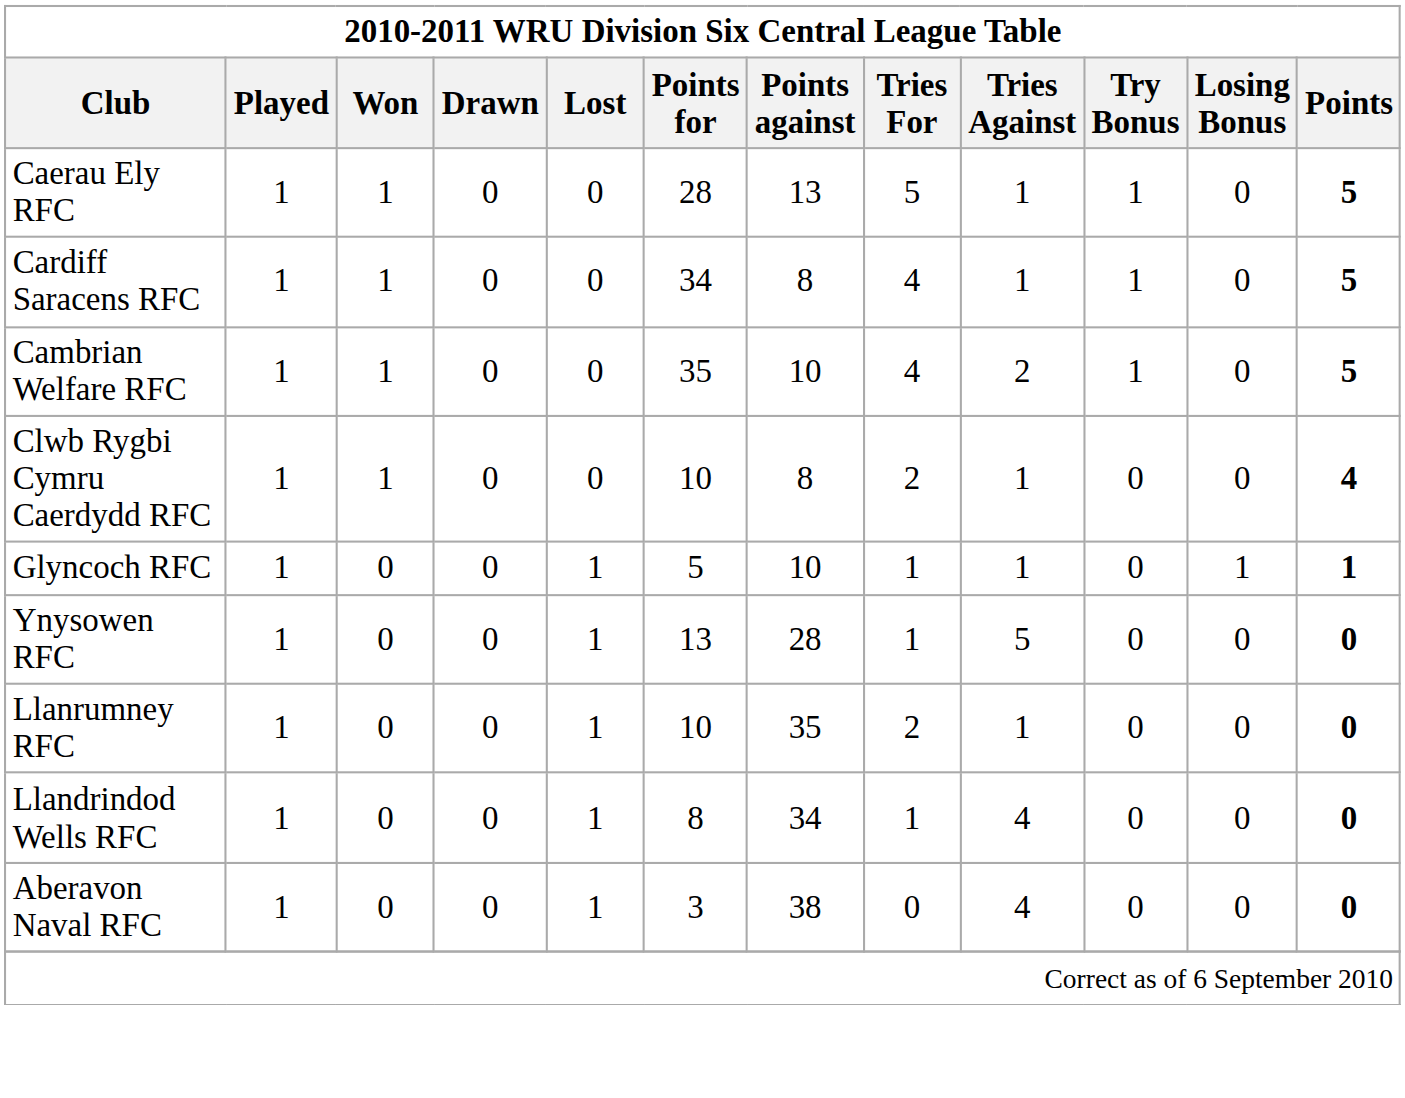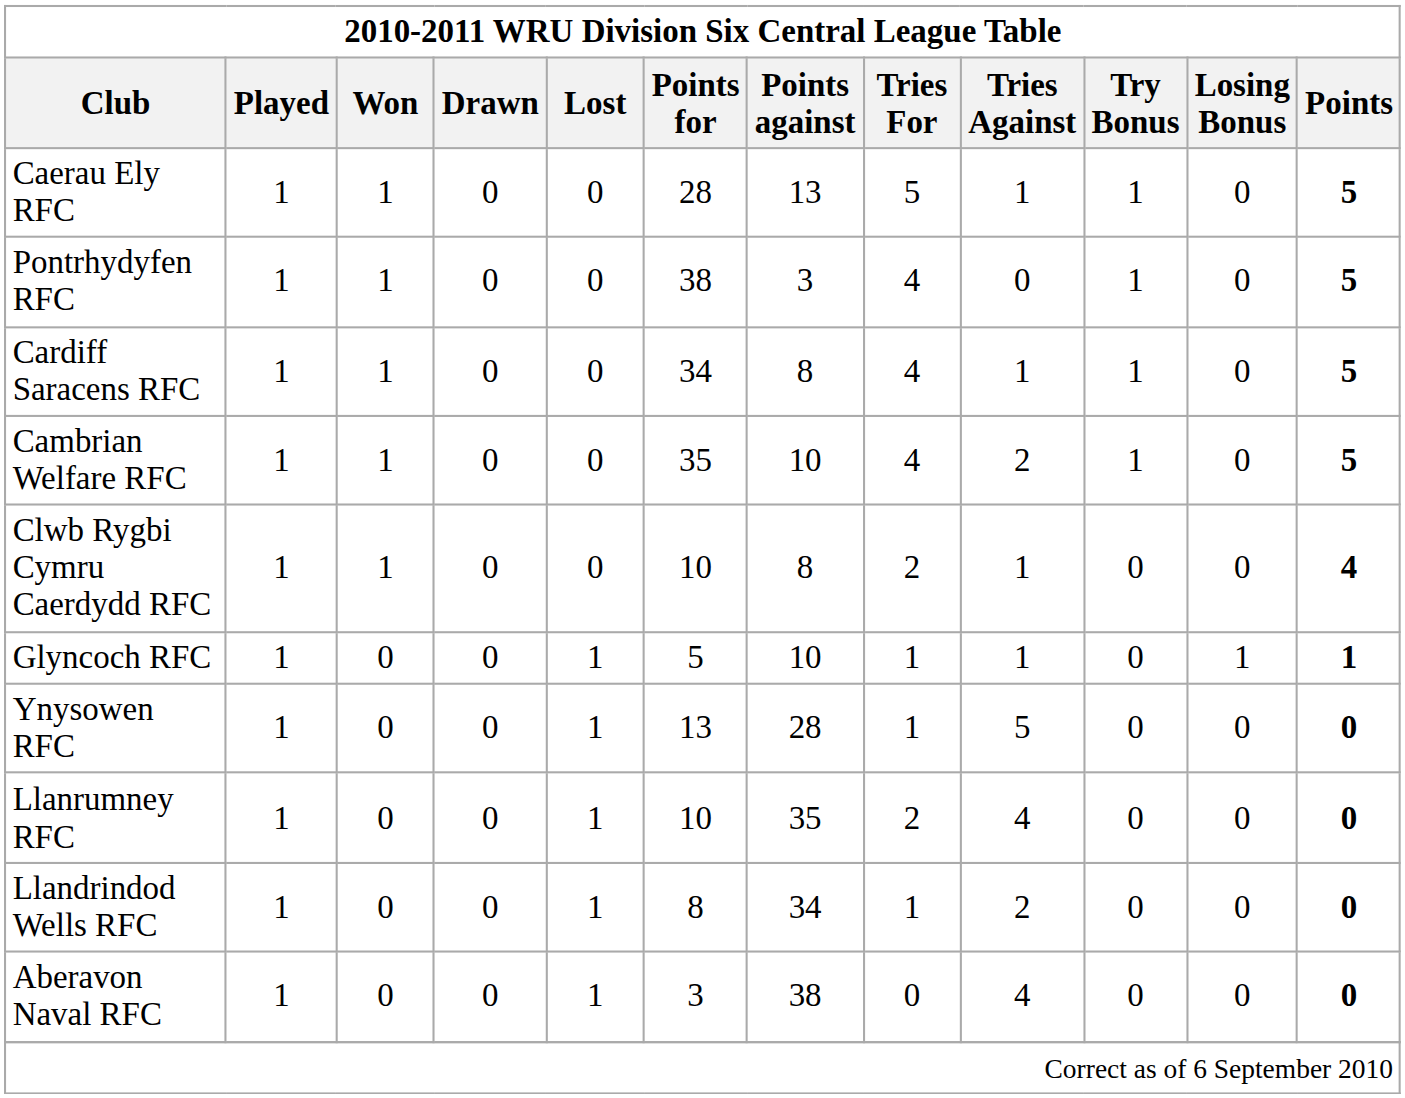+ row: (102, 281)
(1022, 727) 1 -> (1022, 817) 4
(1022, 817) 4 -> (1022, 906) 2
